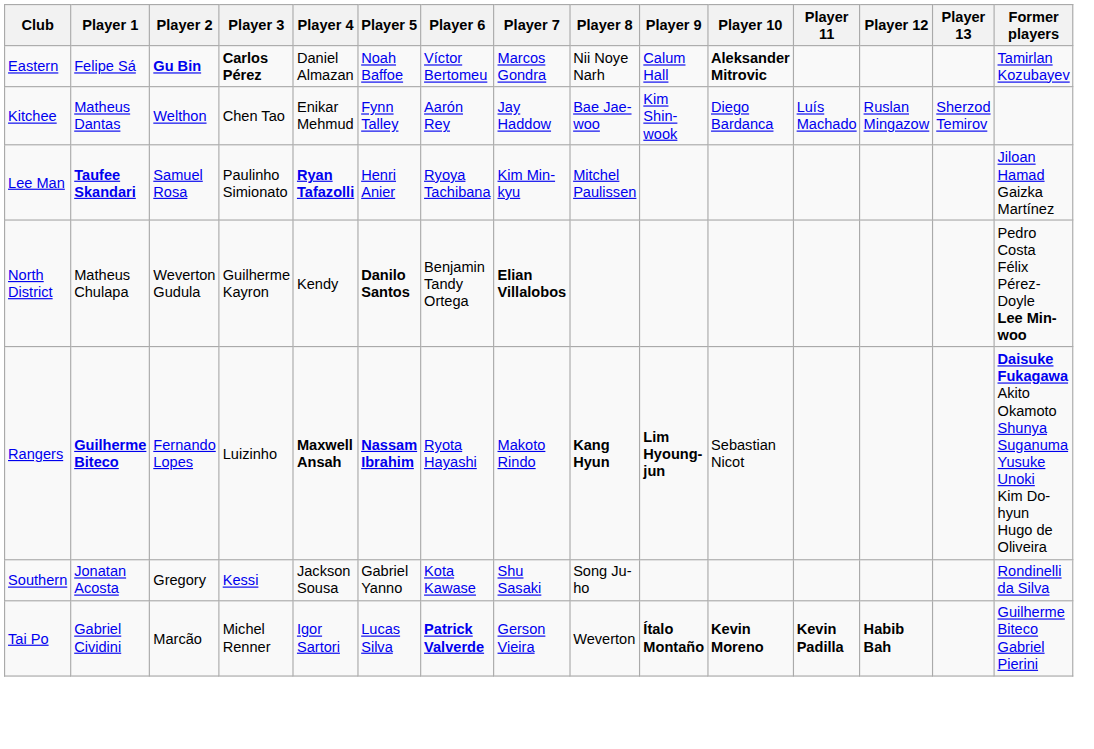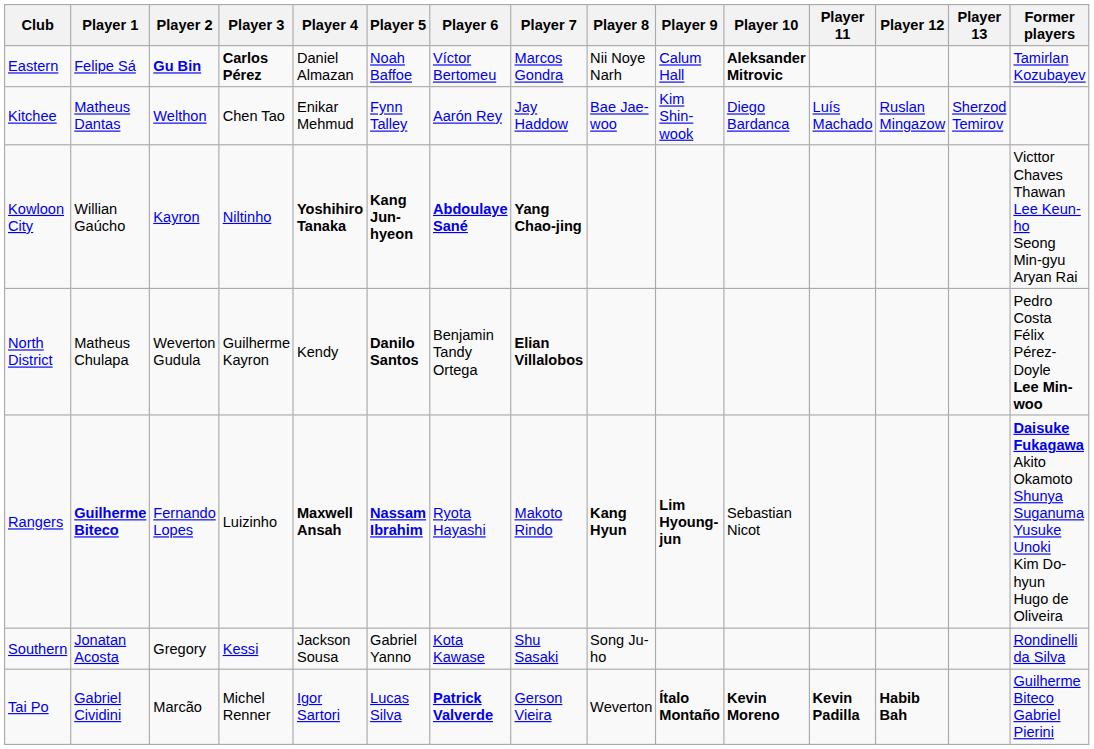+ row: (36, 217)
- row: (36, 183)
